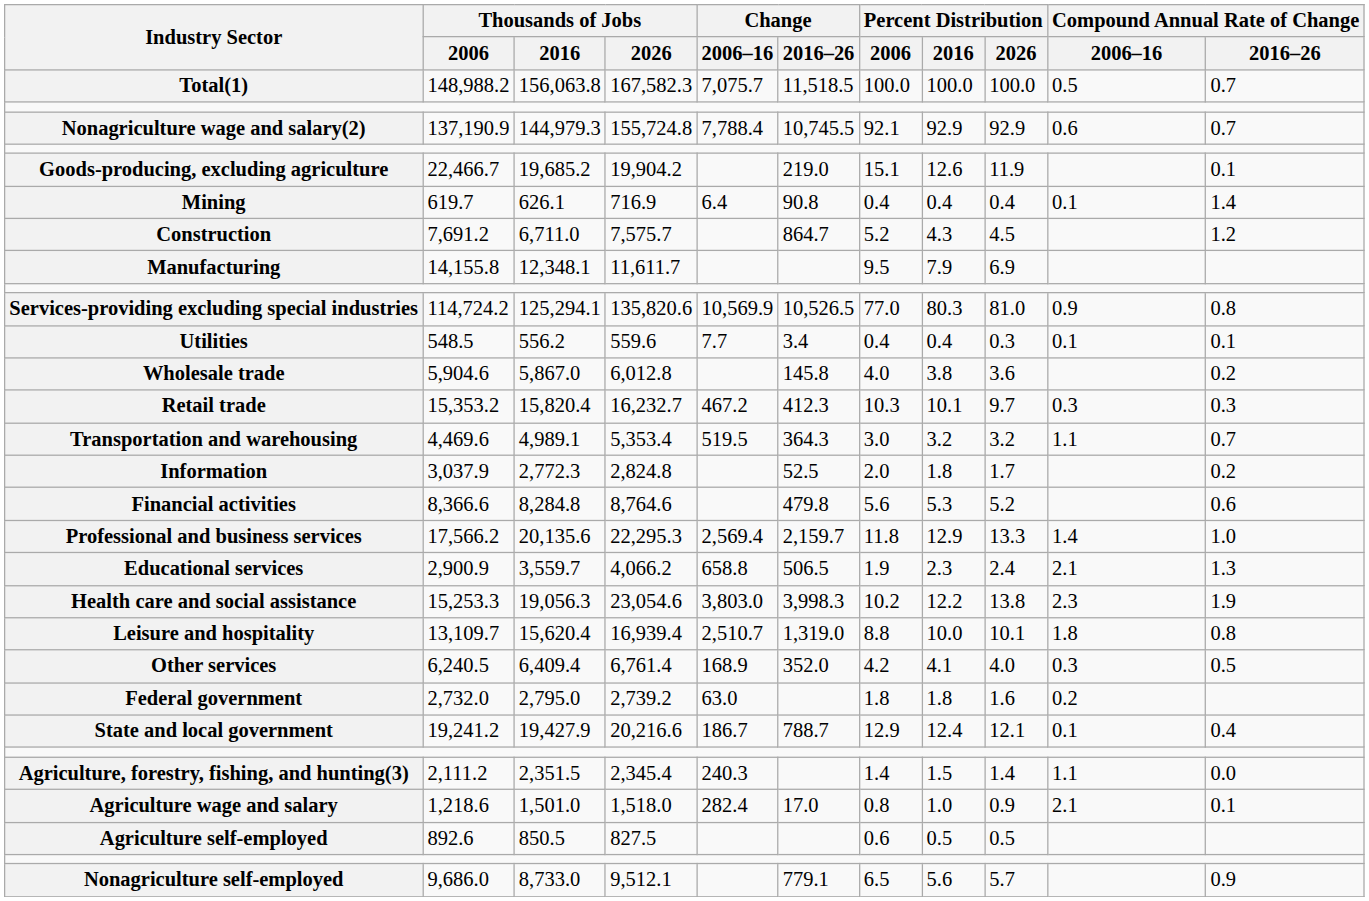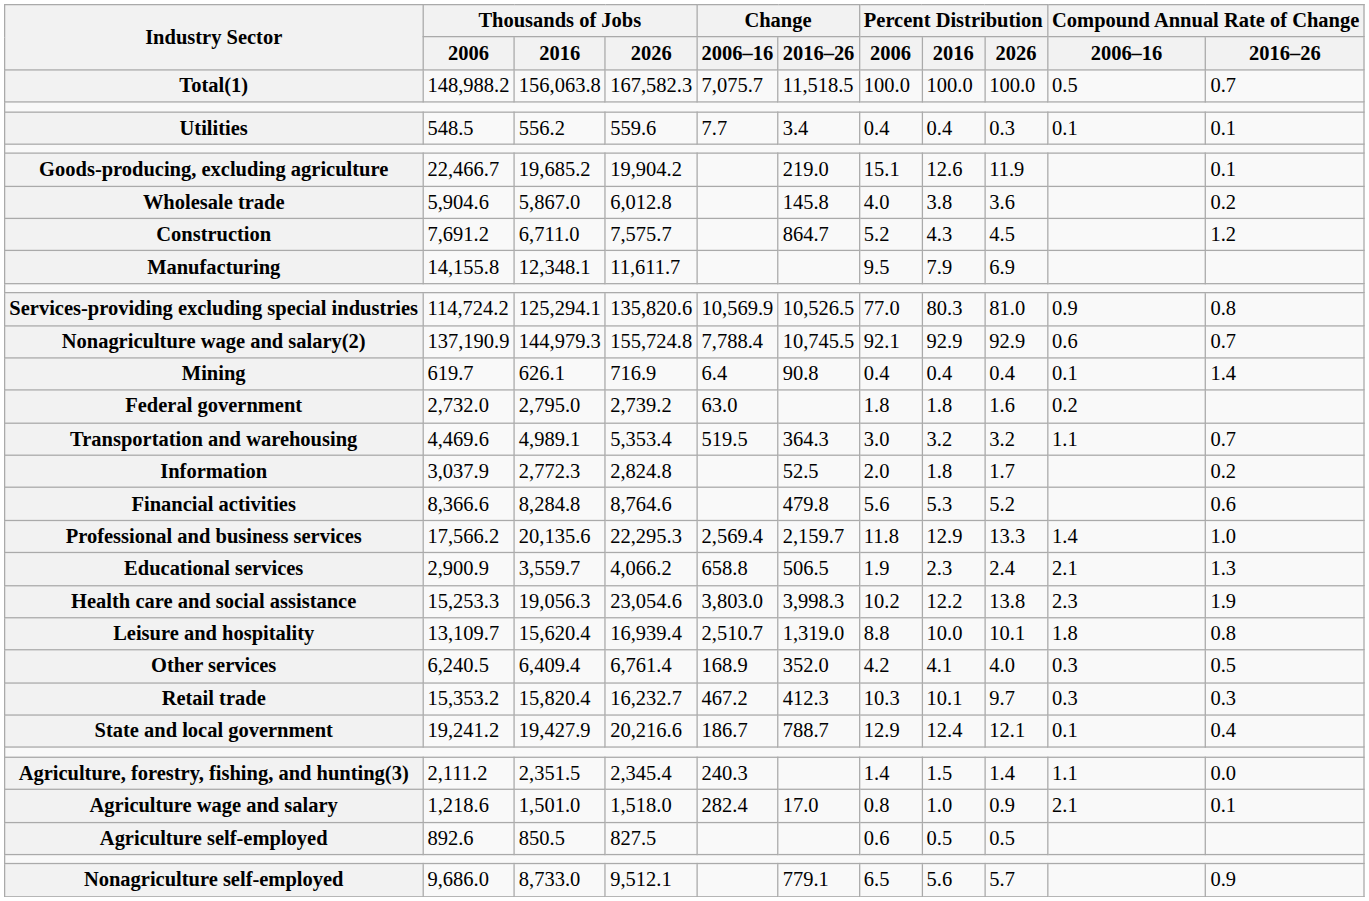rows swapped: (214, 127) <-> (214, 341)
rows swapped: (214, 202) <-> (214, 373)
rows swapped: (214, 406) <-> (214, 698)
